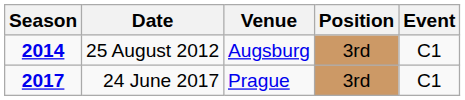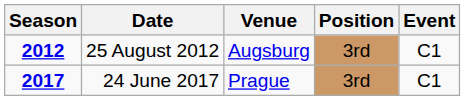(43, 50) 2014 -> (43, 50) 2012
